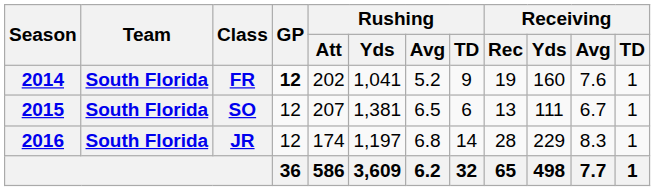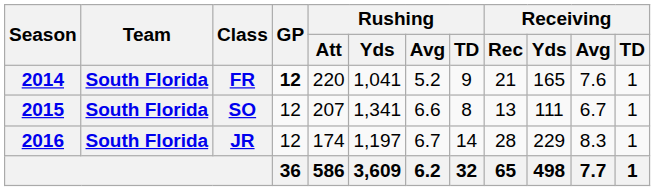(329, 79) 202 -> (329, 79) 220
(506, 79) 19 -> (506, 79) 21
(549, 79) 160 -> (549, 79) 165
(377, 110) 1,381 -> (377, 110) 1,341
(427, 110) 6.5 -> (427, 110) 6.6
(467, 110) 6 -> (467, 110) 8
(427, 140) 6.8 -> (427, 140) 6.7
